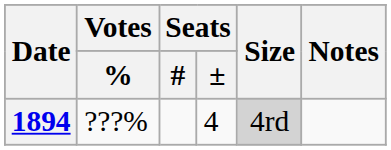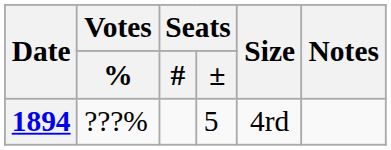(211, 121) 4 -> (211, 121) 5
(270, 121) lightgrey background -> (270, 121) no background
